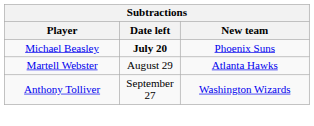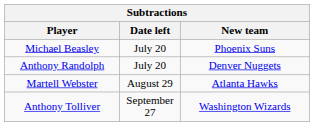(150, 48) bold -> (150, 48) normal
+ row: (62, 65)
